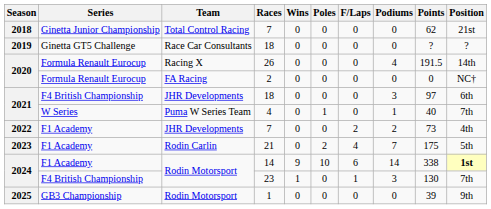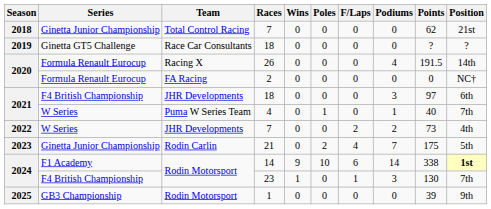(67, 129) F1 Academy -> (59, 129) W Series
(67, 146) F1 Academy -> (100, 146) Ginetta Junior Championship
